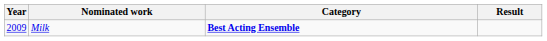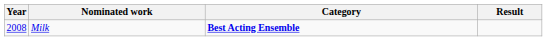(17, 28) 2009 -> (17, 28) 2008
